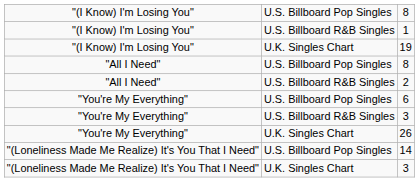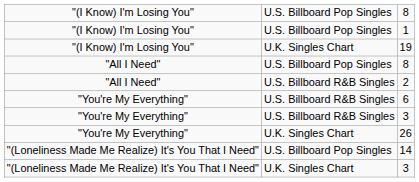(329, 30) U.S. Billboard R&B Singles -> (328, 30) U.S. Billboard Pop Singles
(328, 99) U.S. Billboard Pop Singles -> (329, 99) U.S. Billboard R&B Singles
